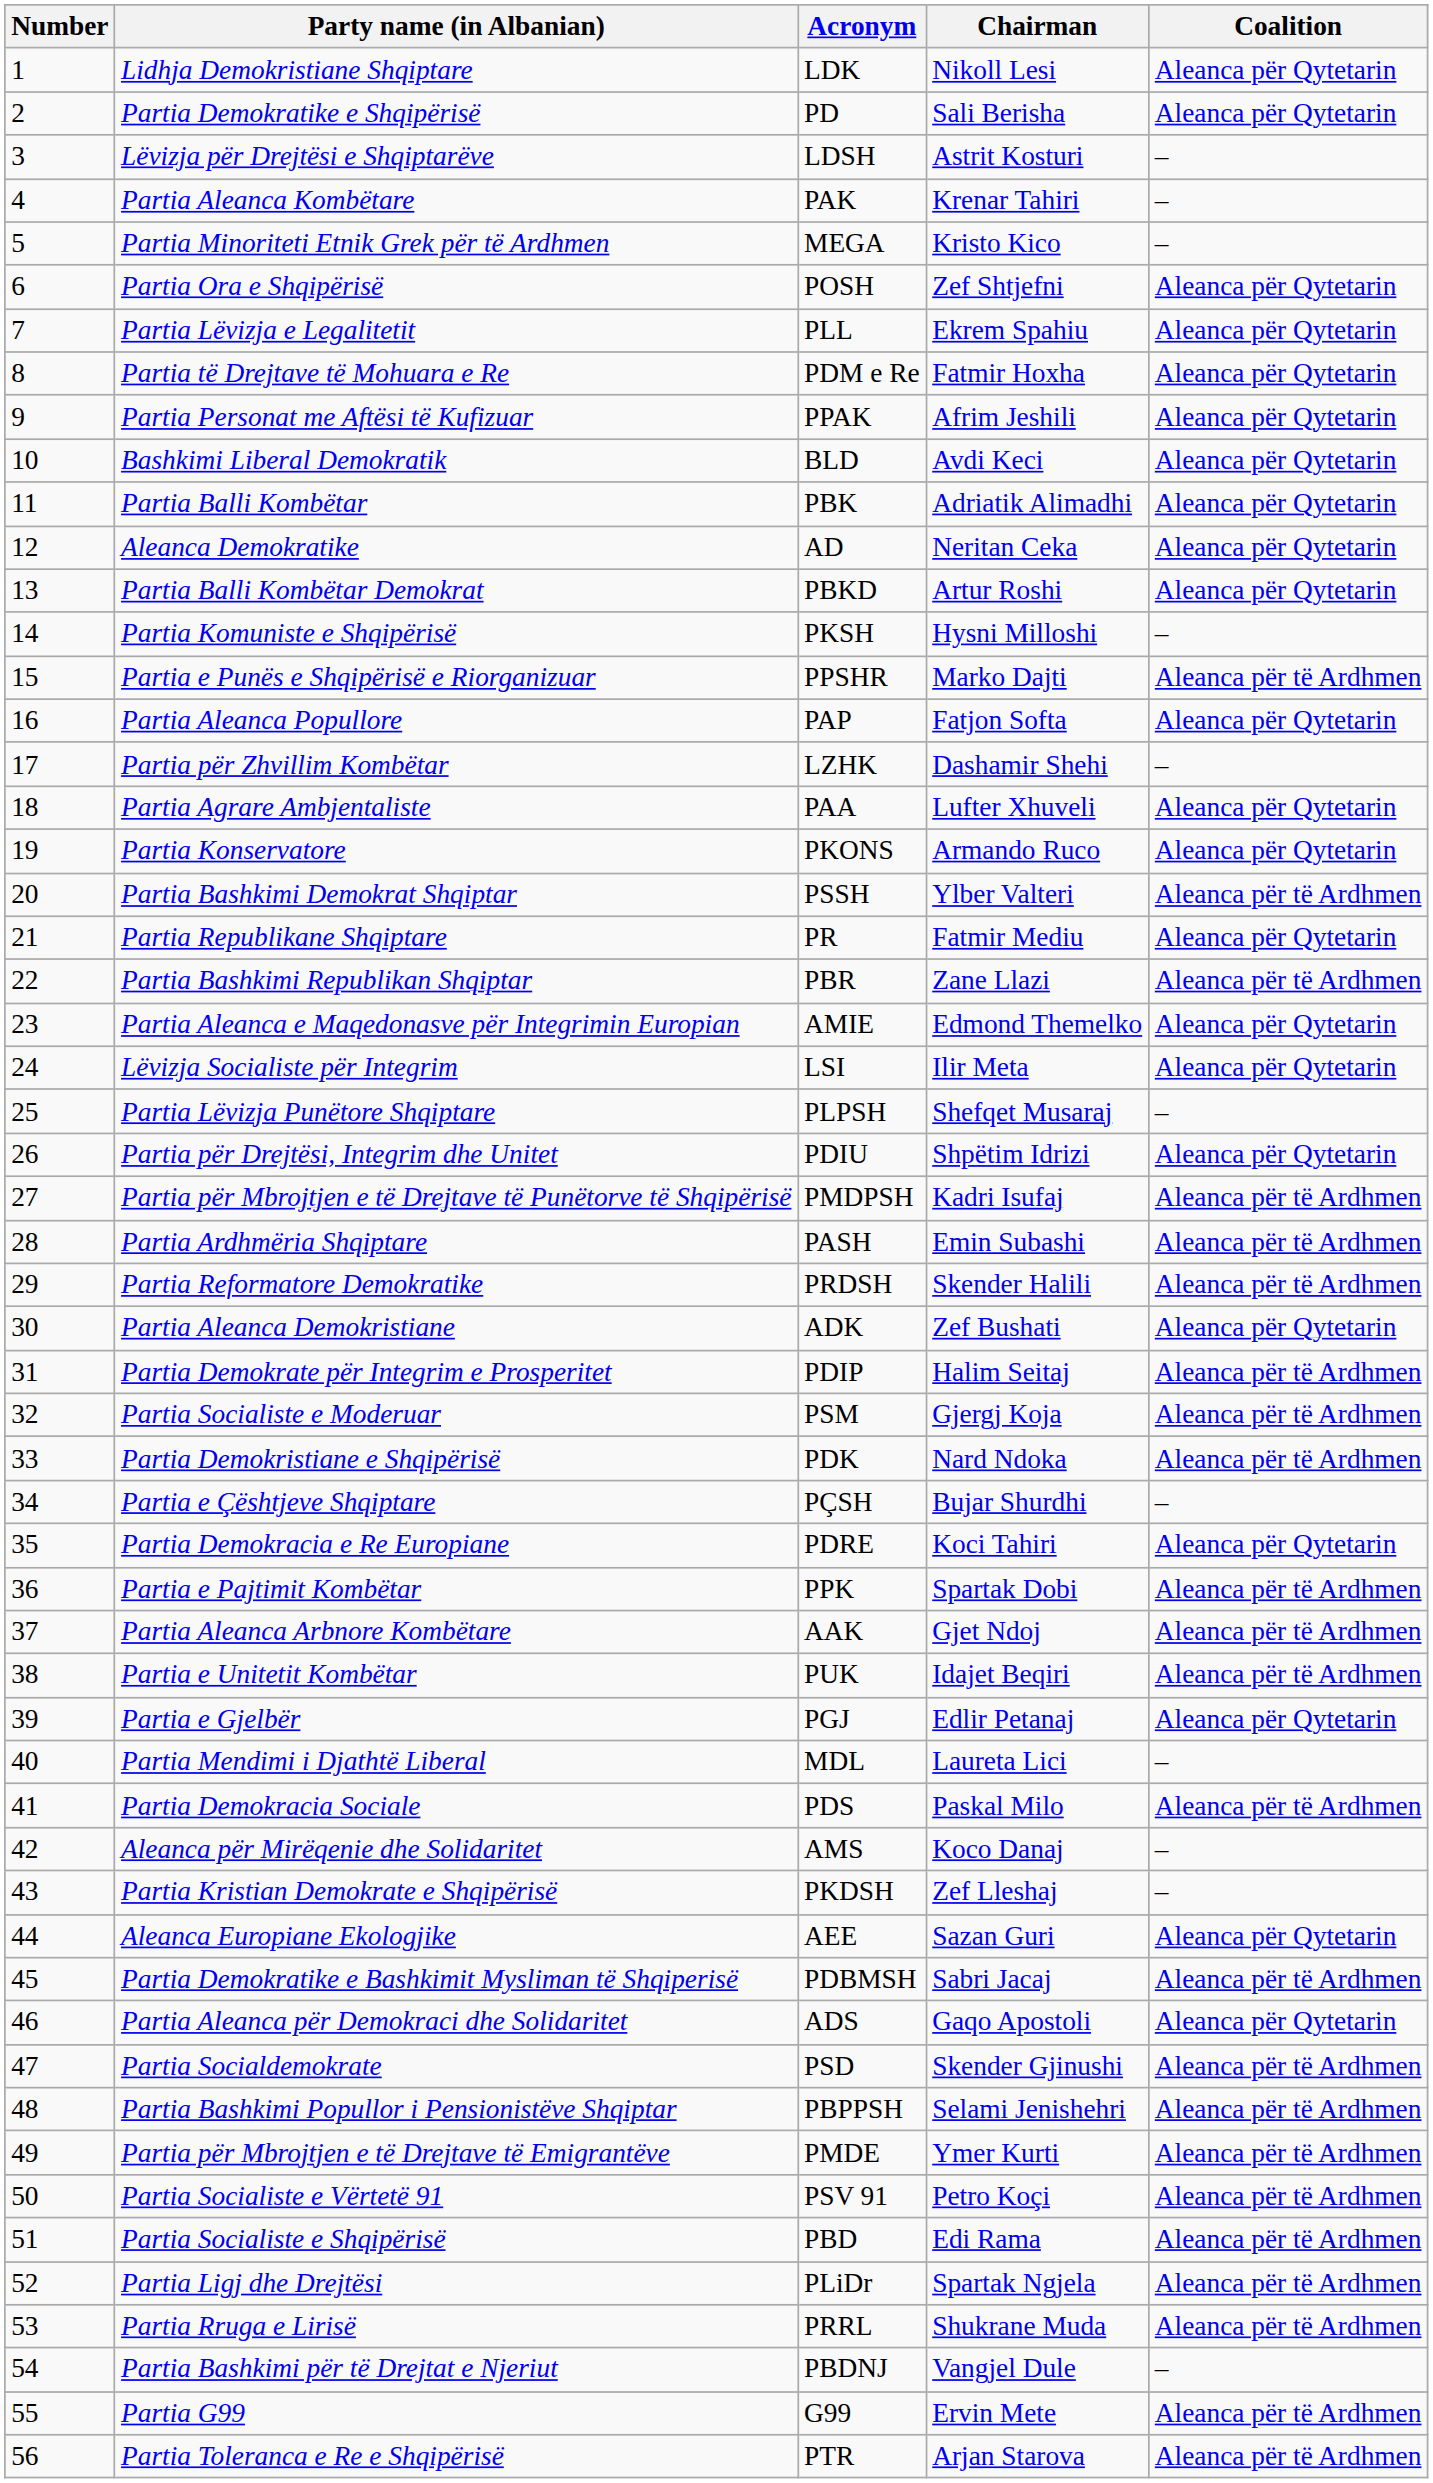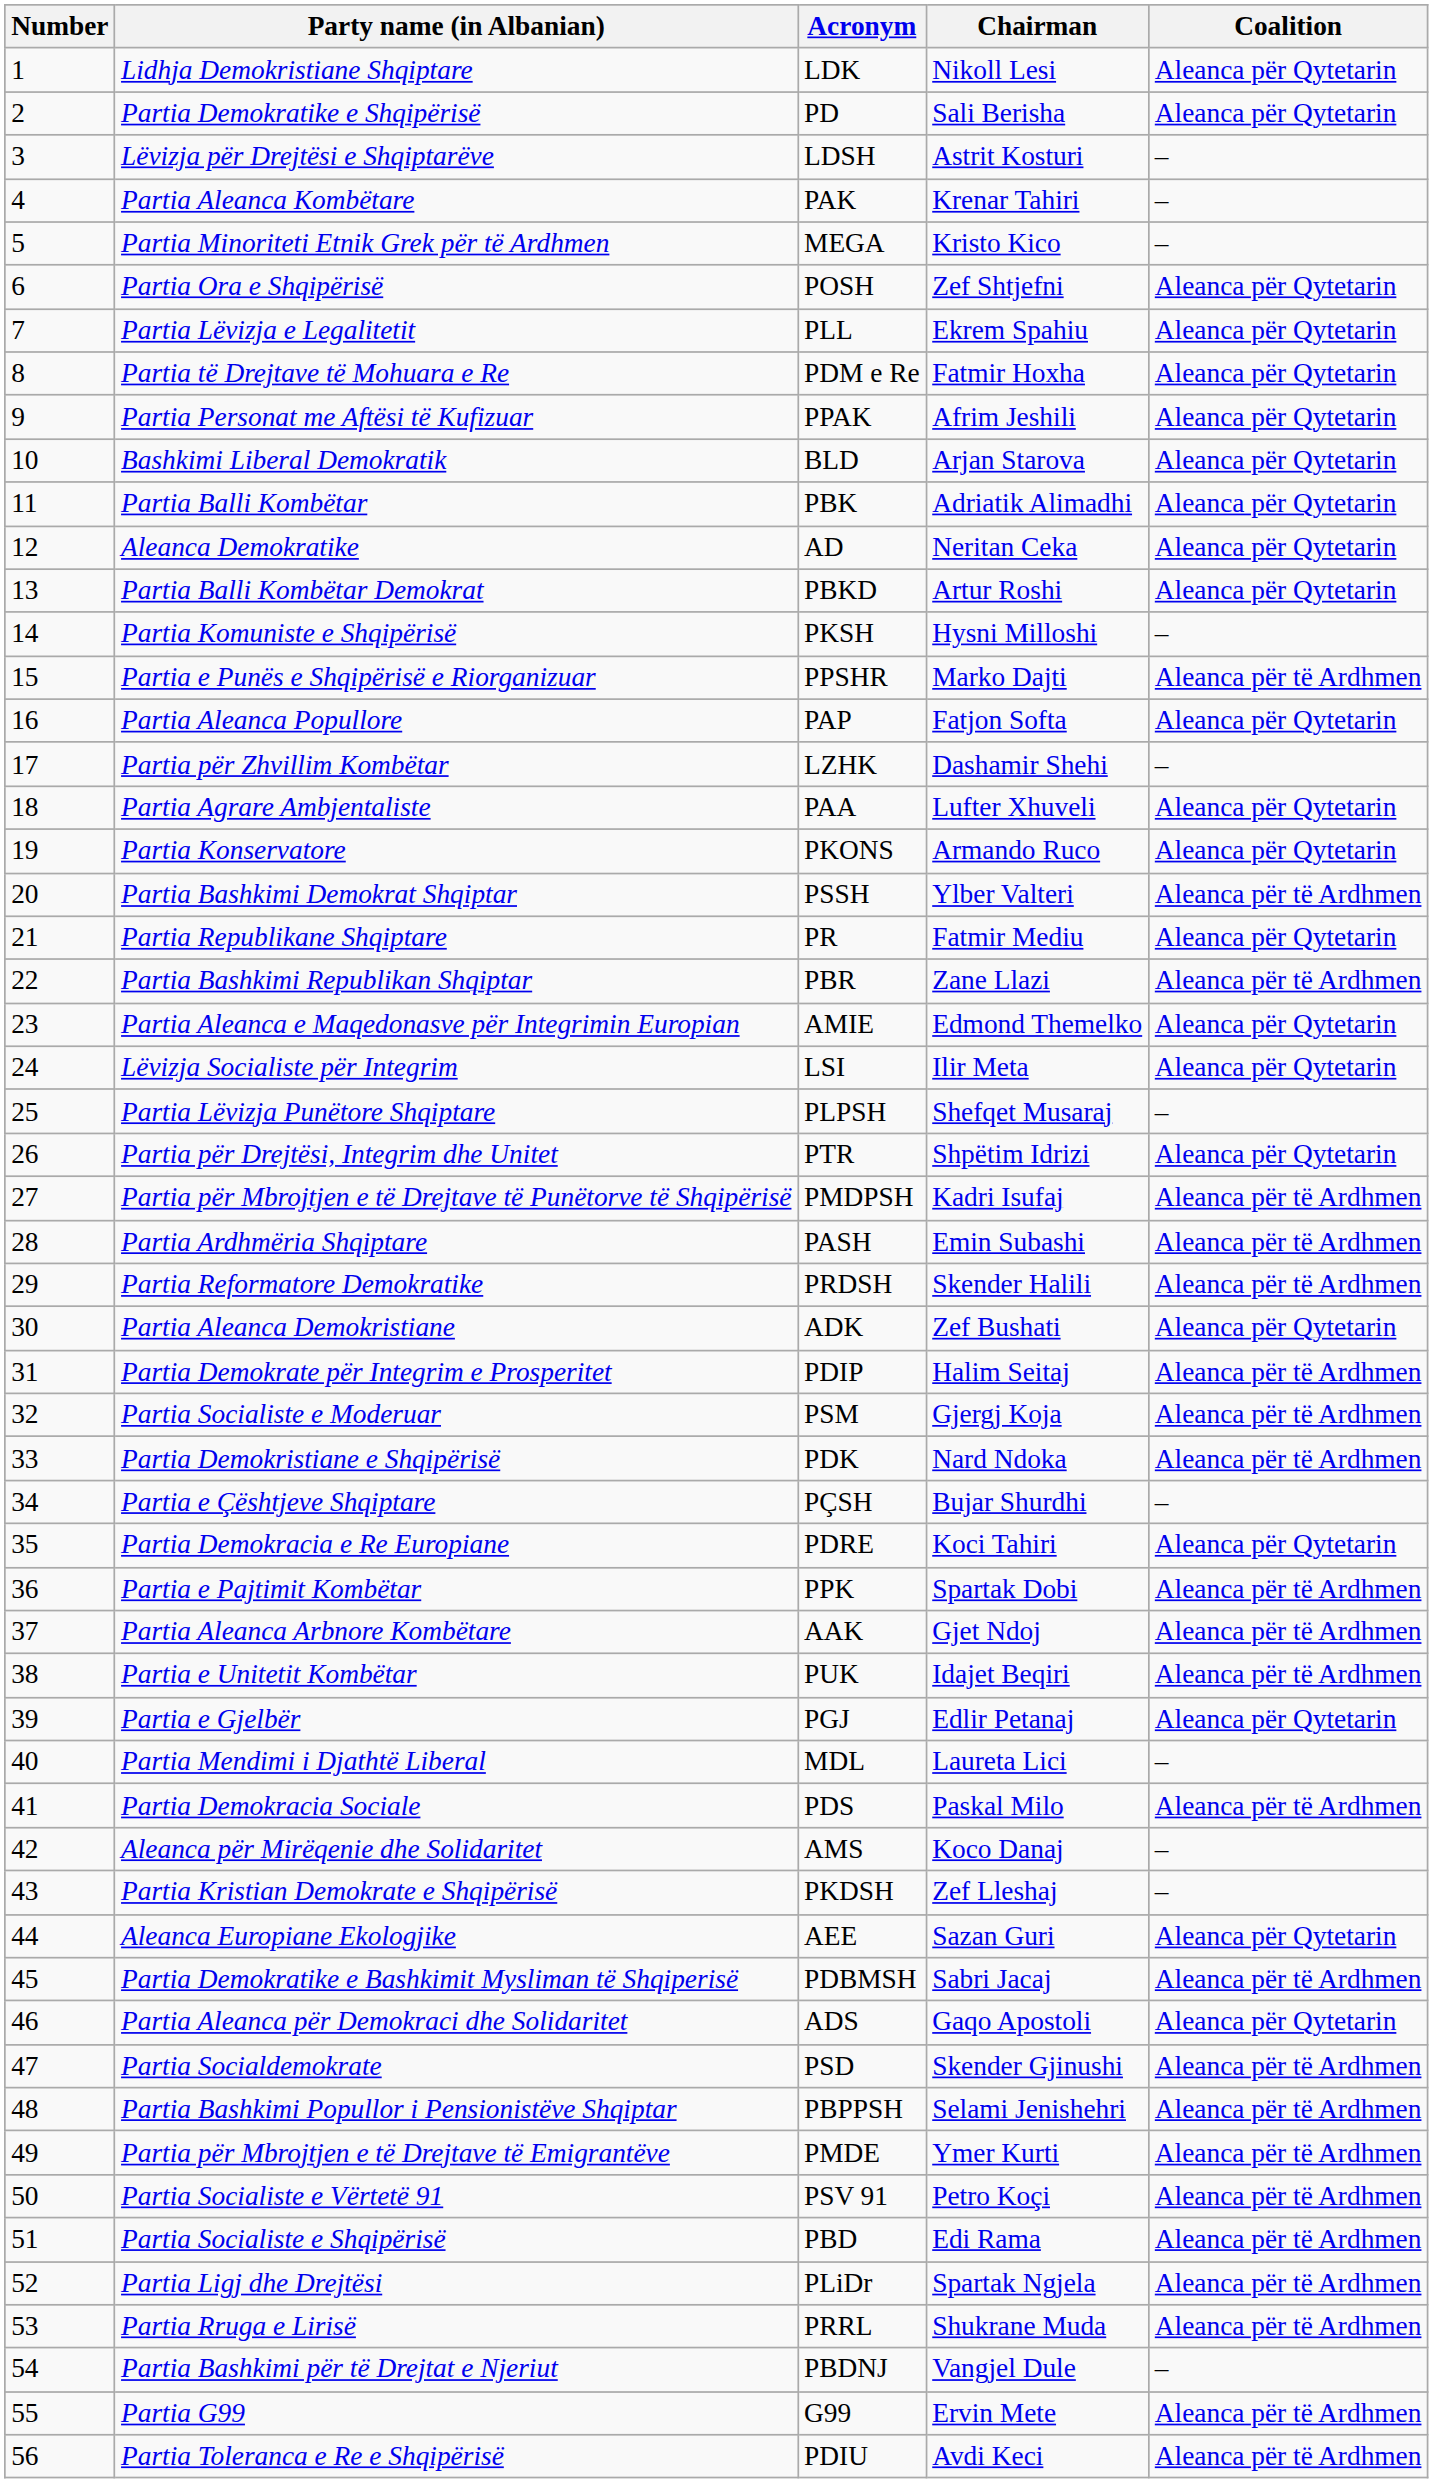(988, 460) Avdi Keci -> (1009, 460) Arjan Starova
(836, 1154) PDIU -> (829, 1154) PTR
(829, 2456) PTR -> (836, 2456) PDIU
(1009, 2456) Arjan Starova -> (988, 2456) Avdi Keci
